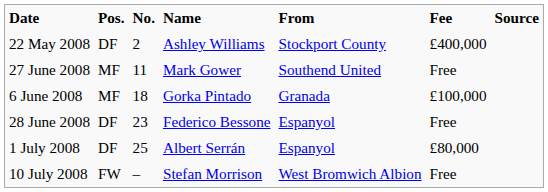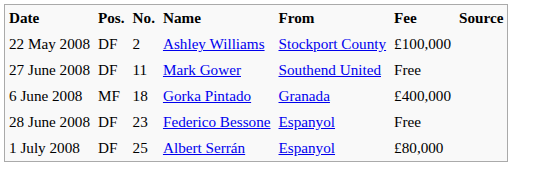(458, 44) £400,000 -> (423, 44) £100,000
(109, 70) MF -> (108, 70) DF
(458, 96) £100,000 -> (423, 96) £400,000
- row: (48, 174)
